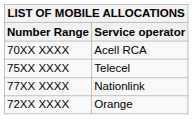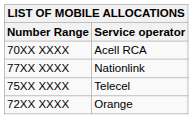rows swapped: (38, 68) <-> (38, 86)
